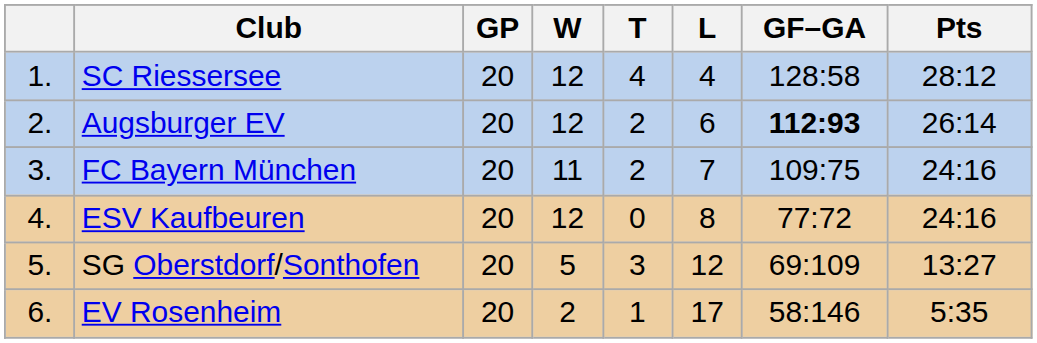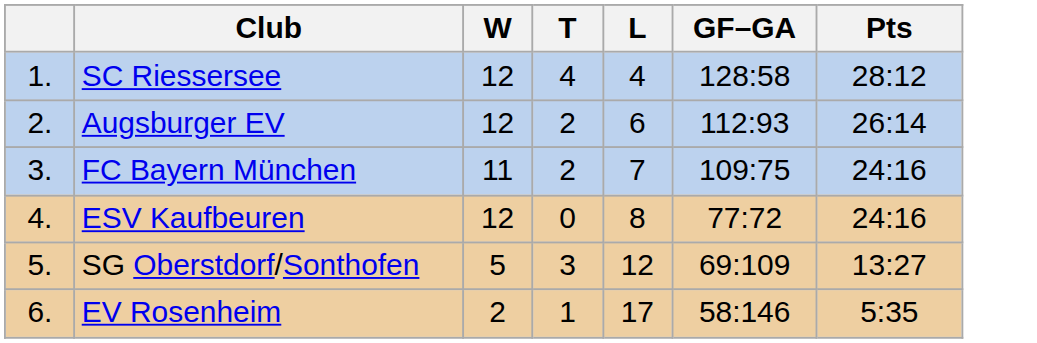- column: (498, 28)
(815, 123) bold -> (745, 123) normal
